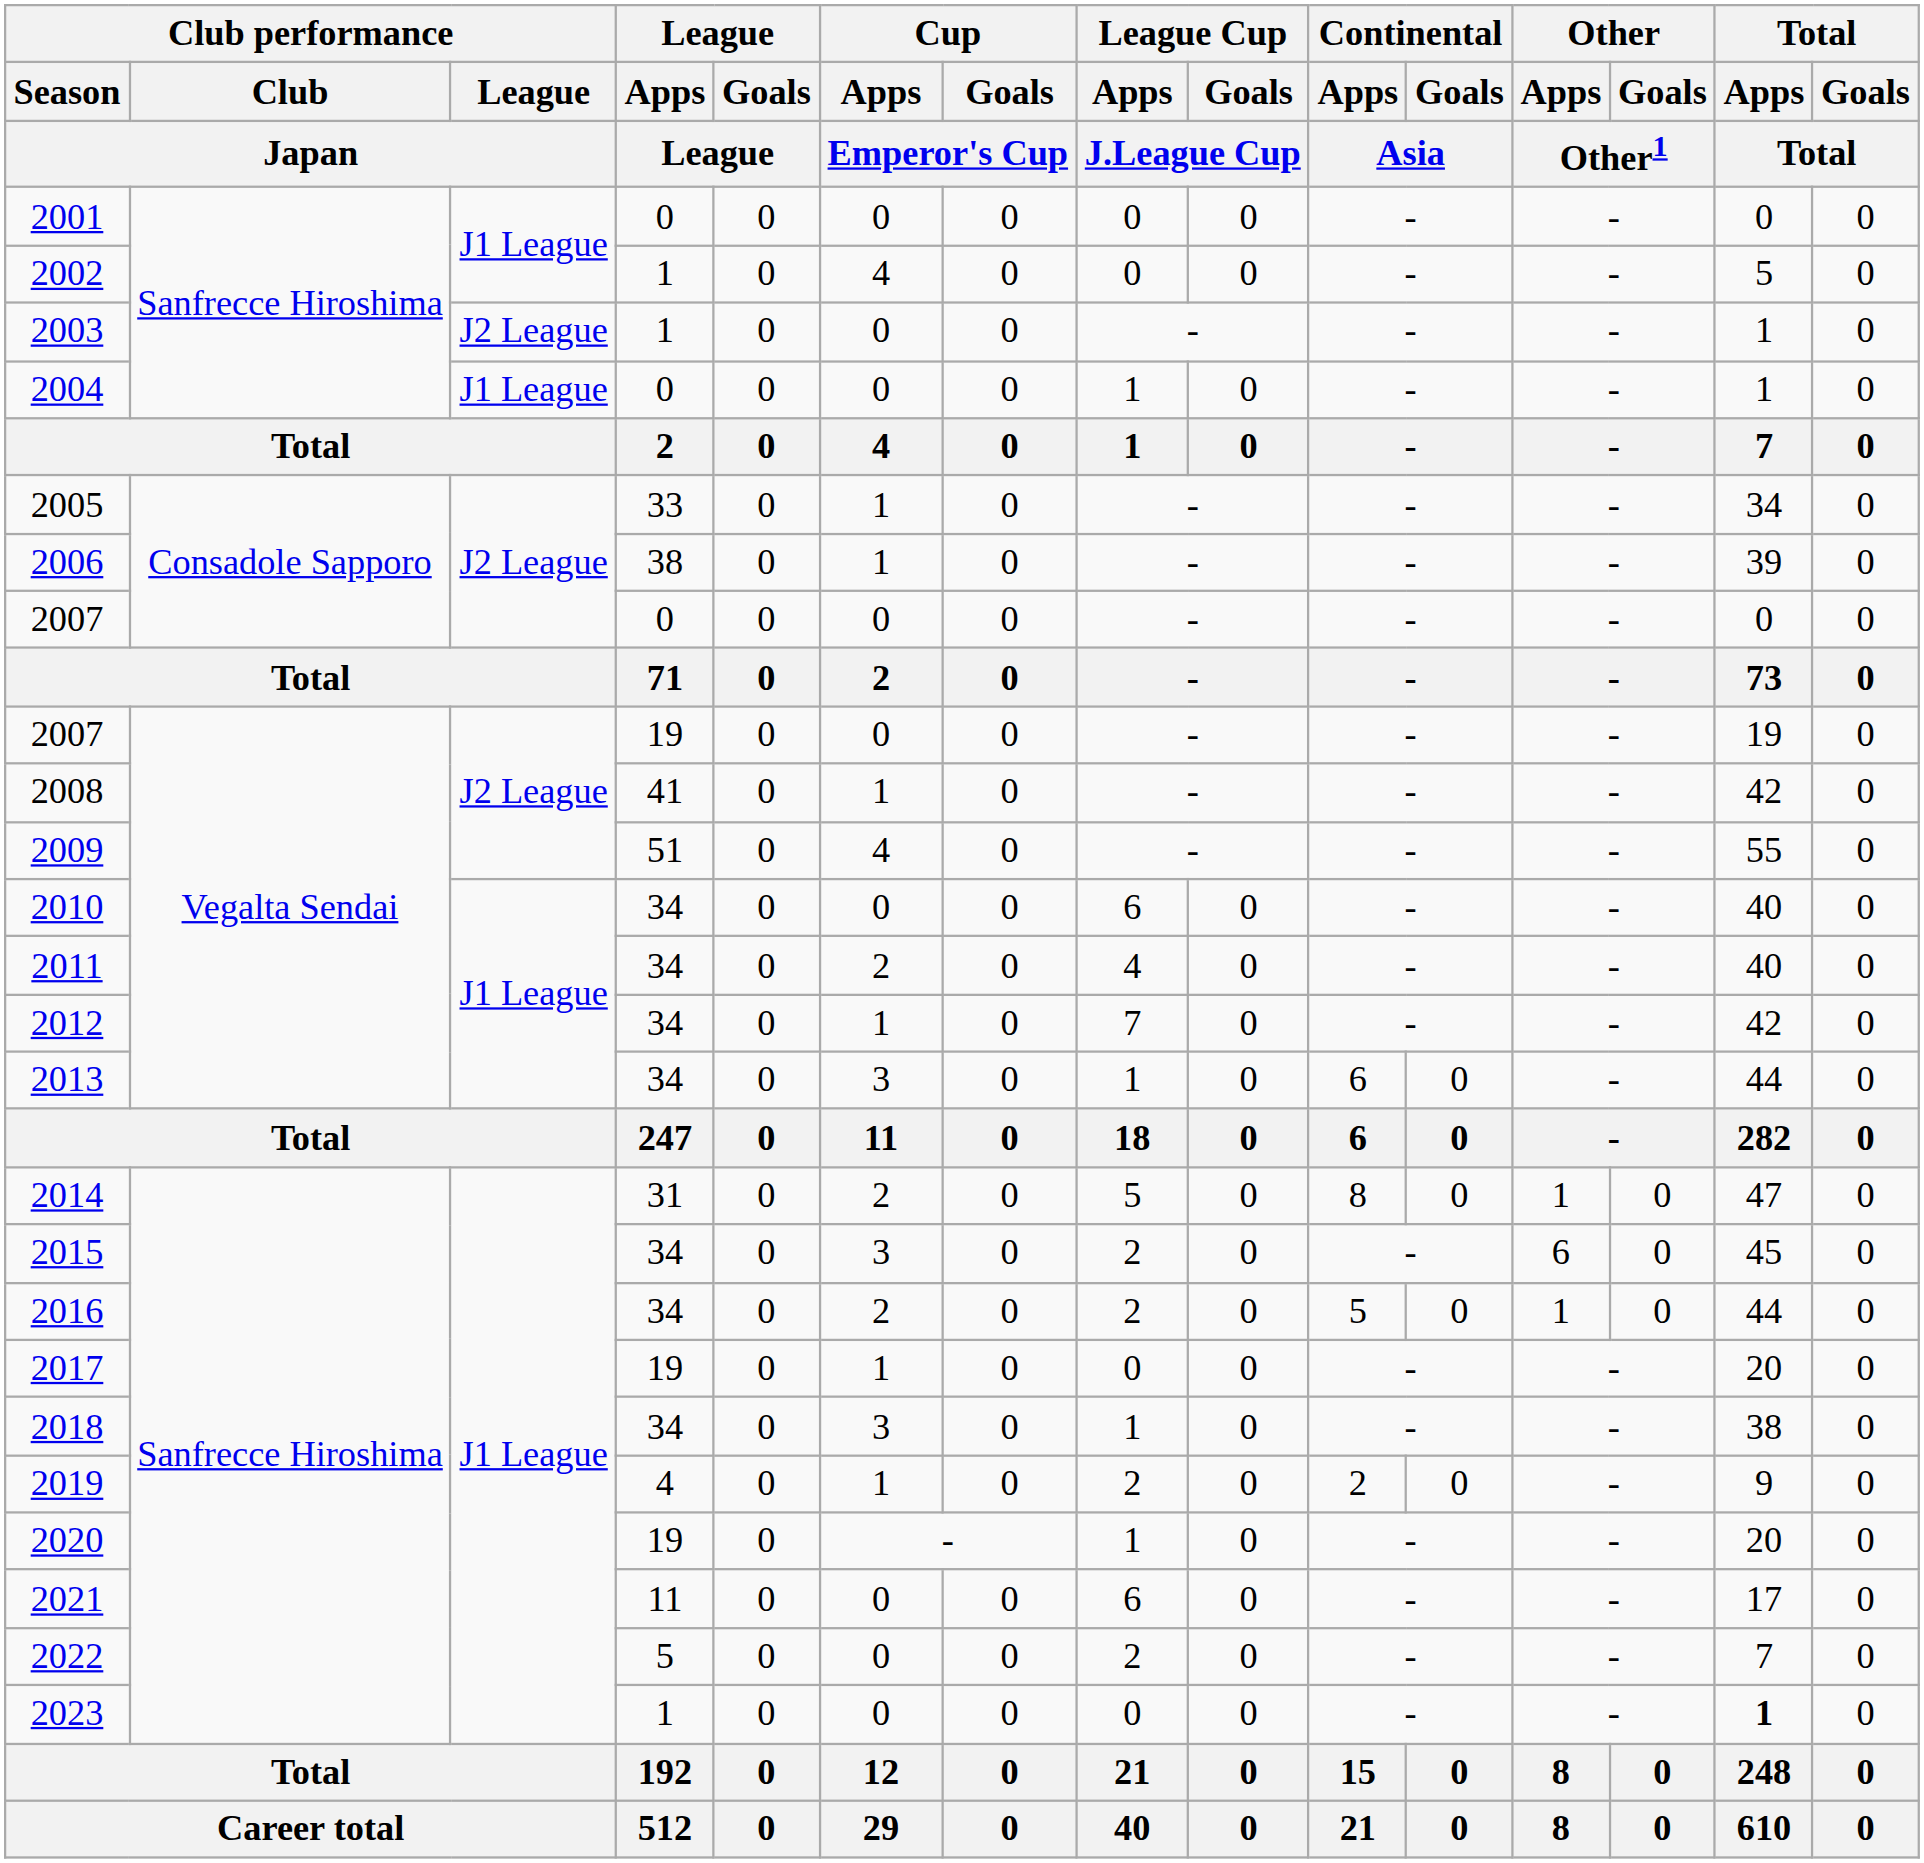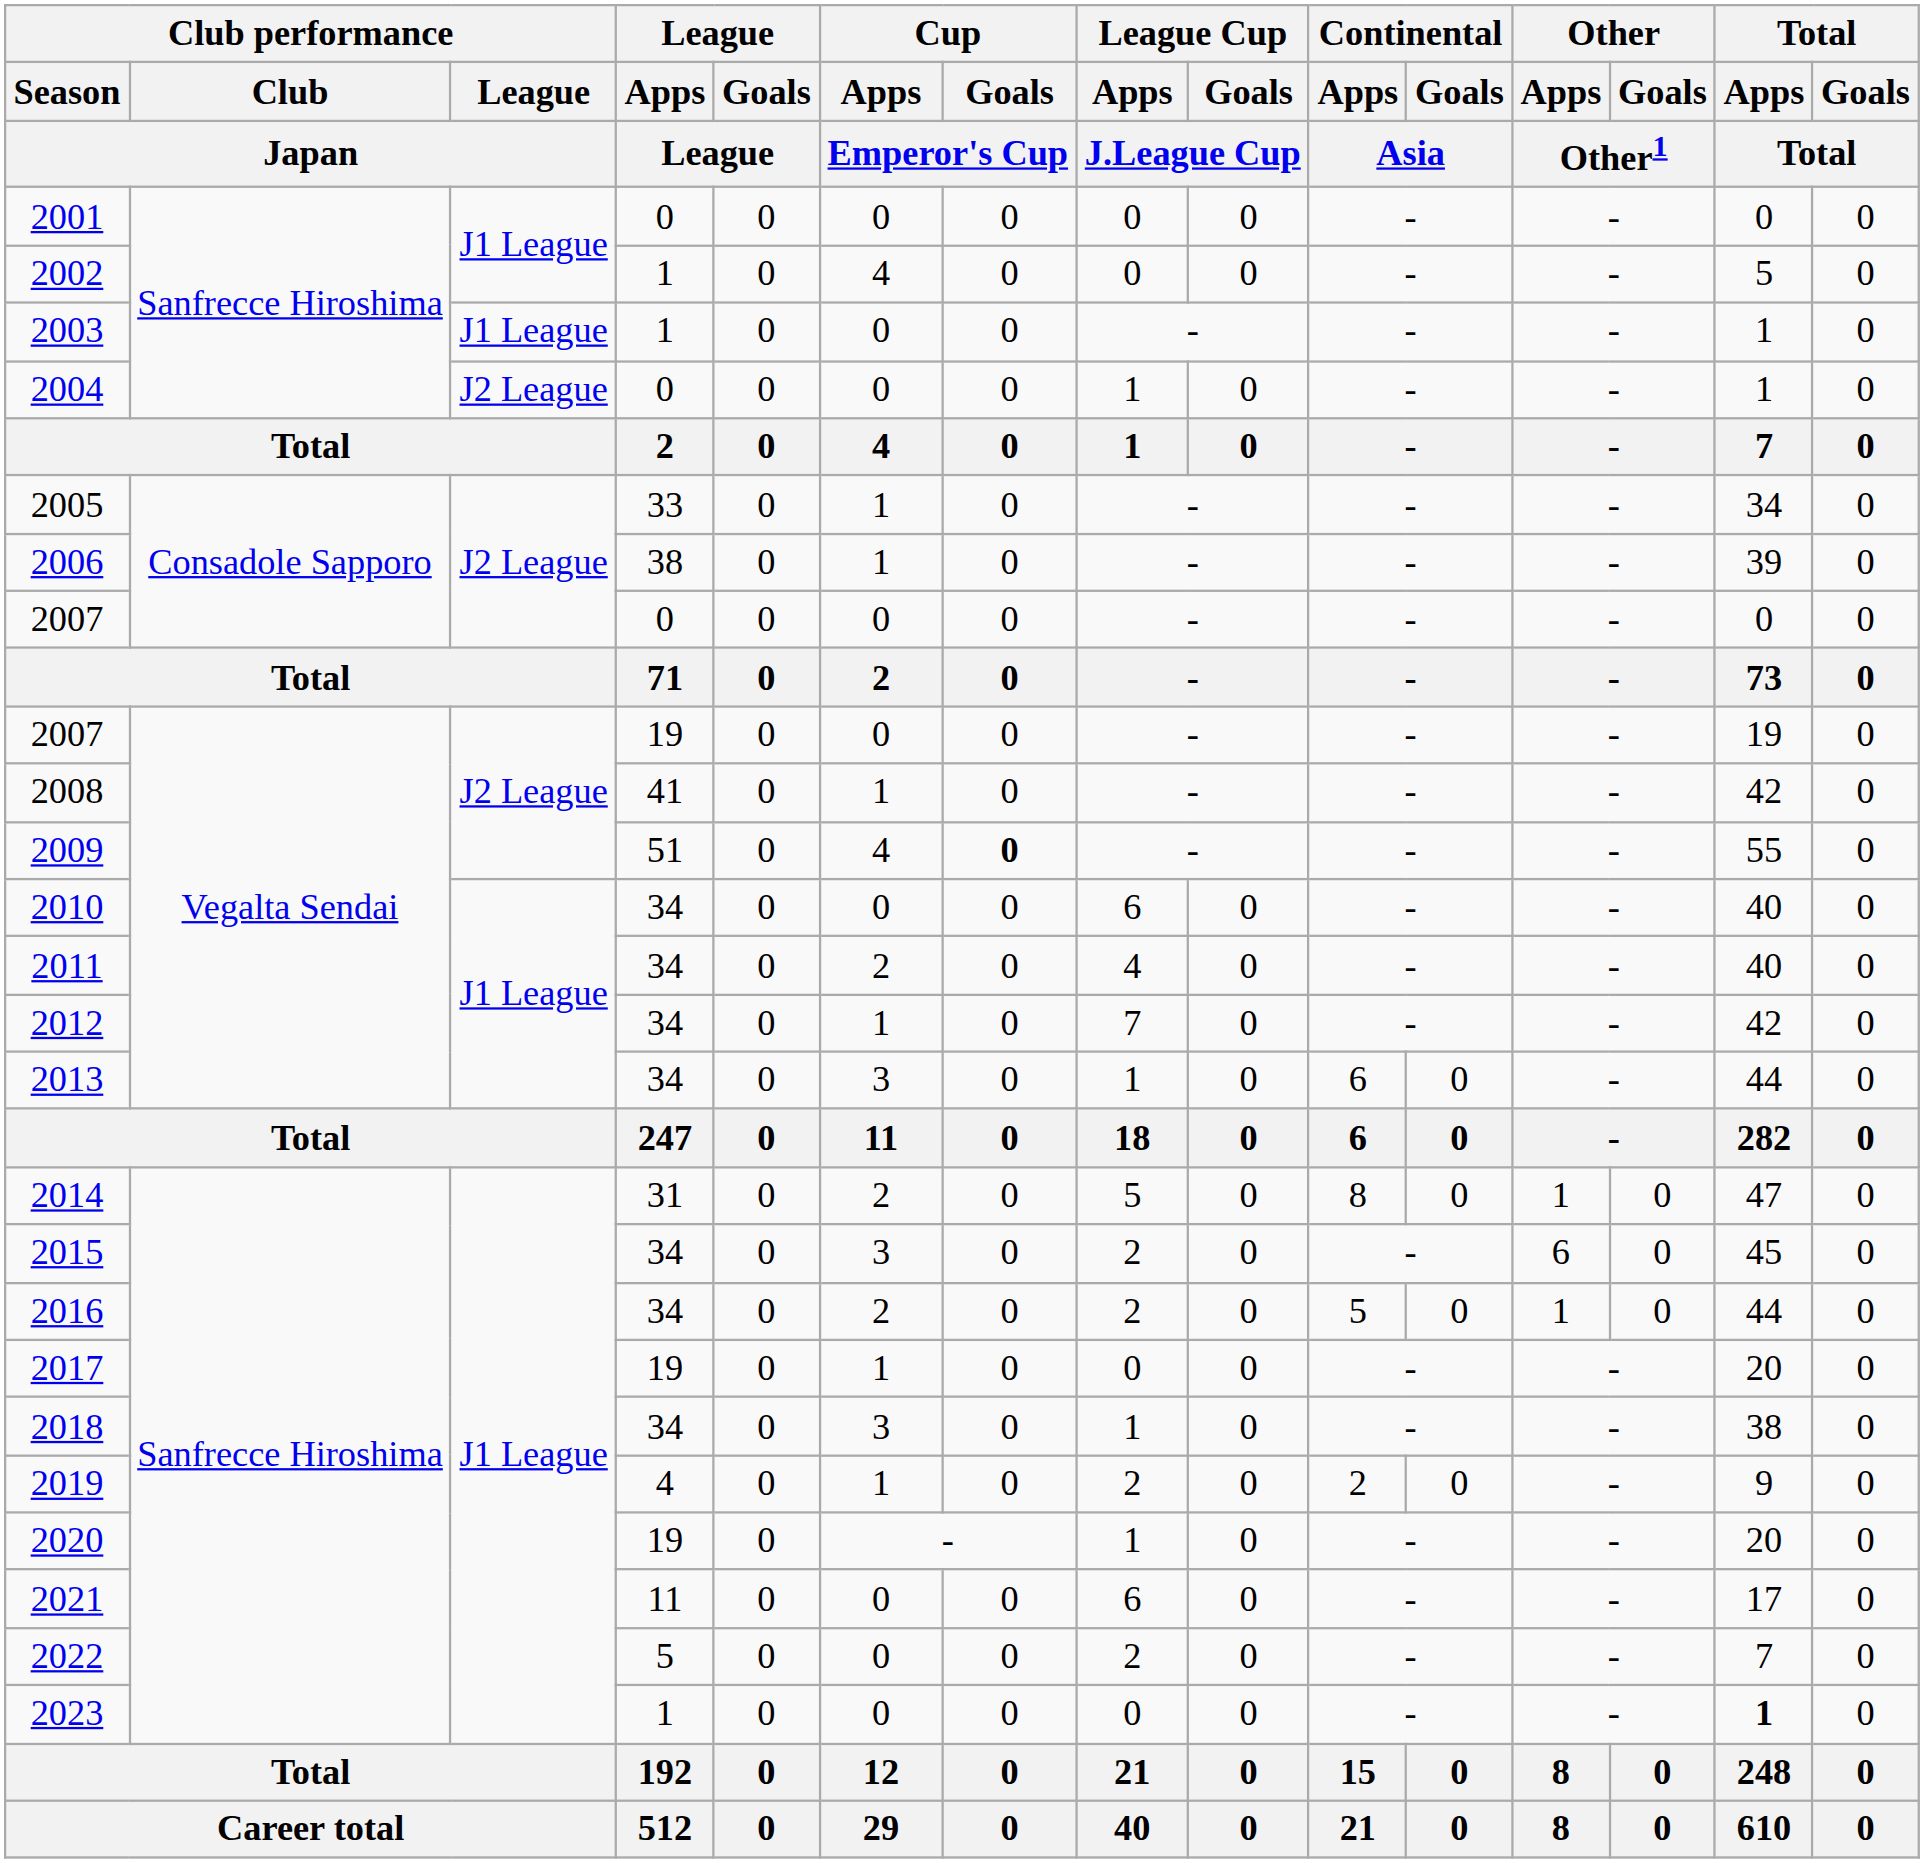(534, 331) J2 League -> (534, 331) J1 League
(534, 388) J1 League -> (534, 388) J2 League
(1010, 849) normal -> (1010, 849) bold
